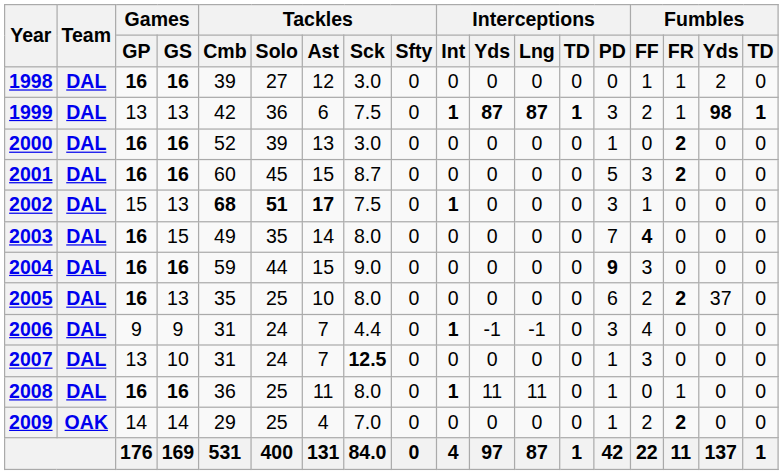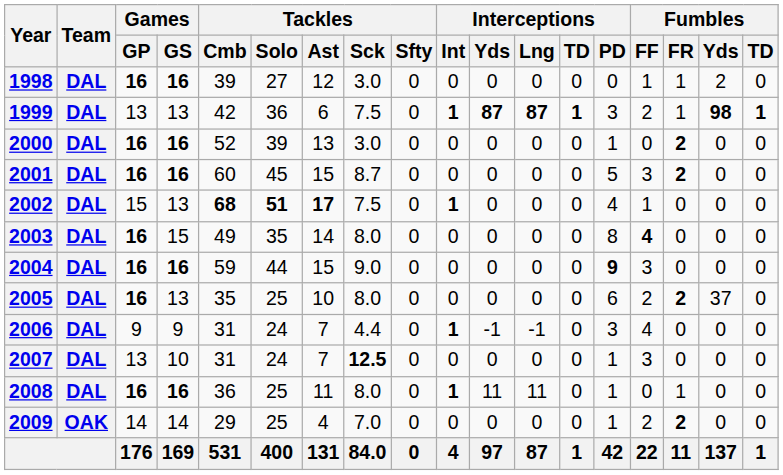(612, 205) 3 -> (612, 205) 4
(612, 236) 7 -> (612, 236) 8
